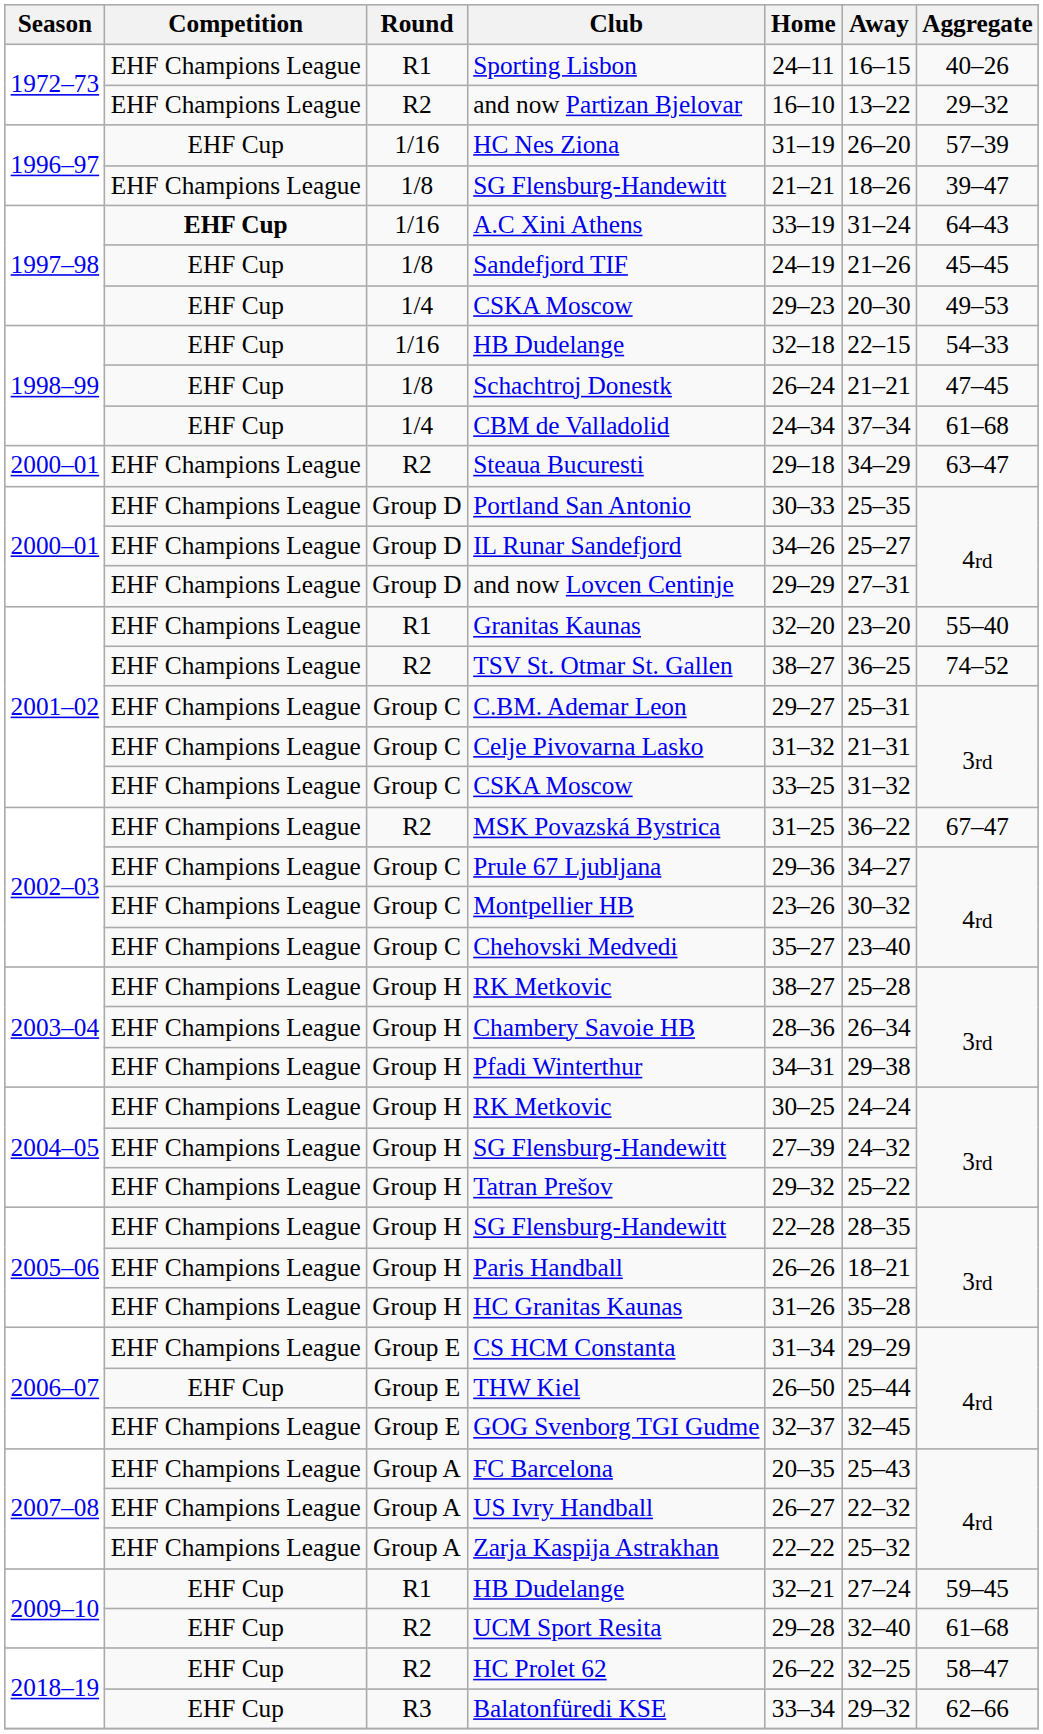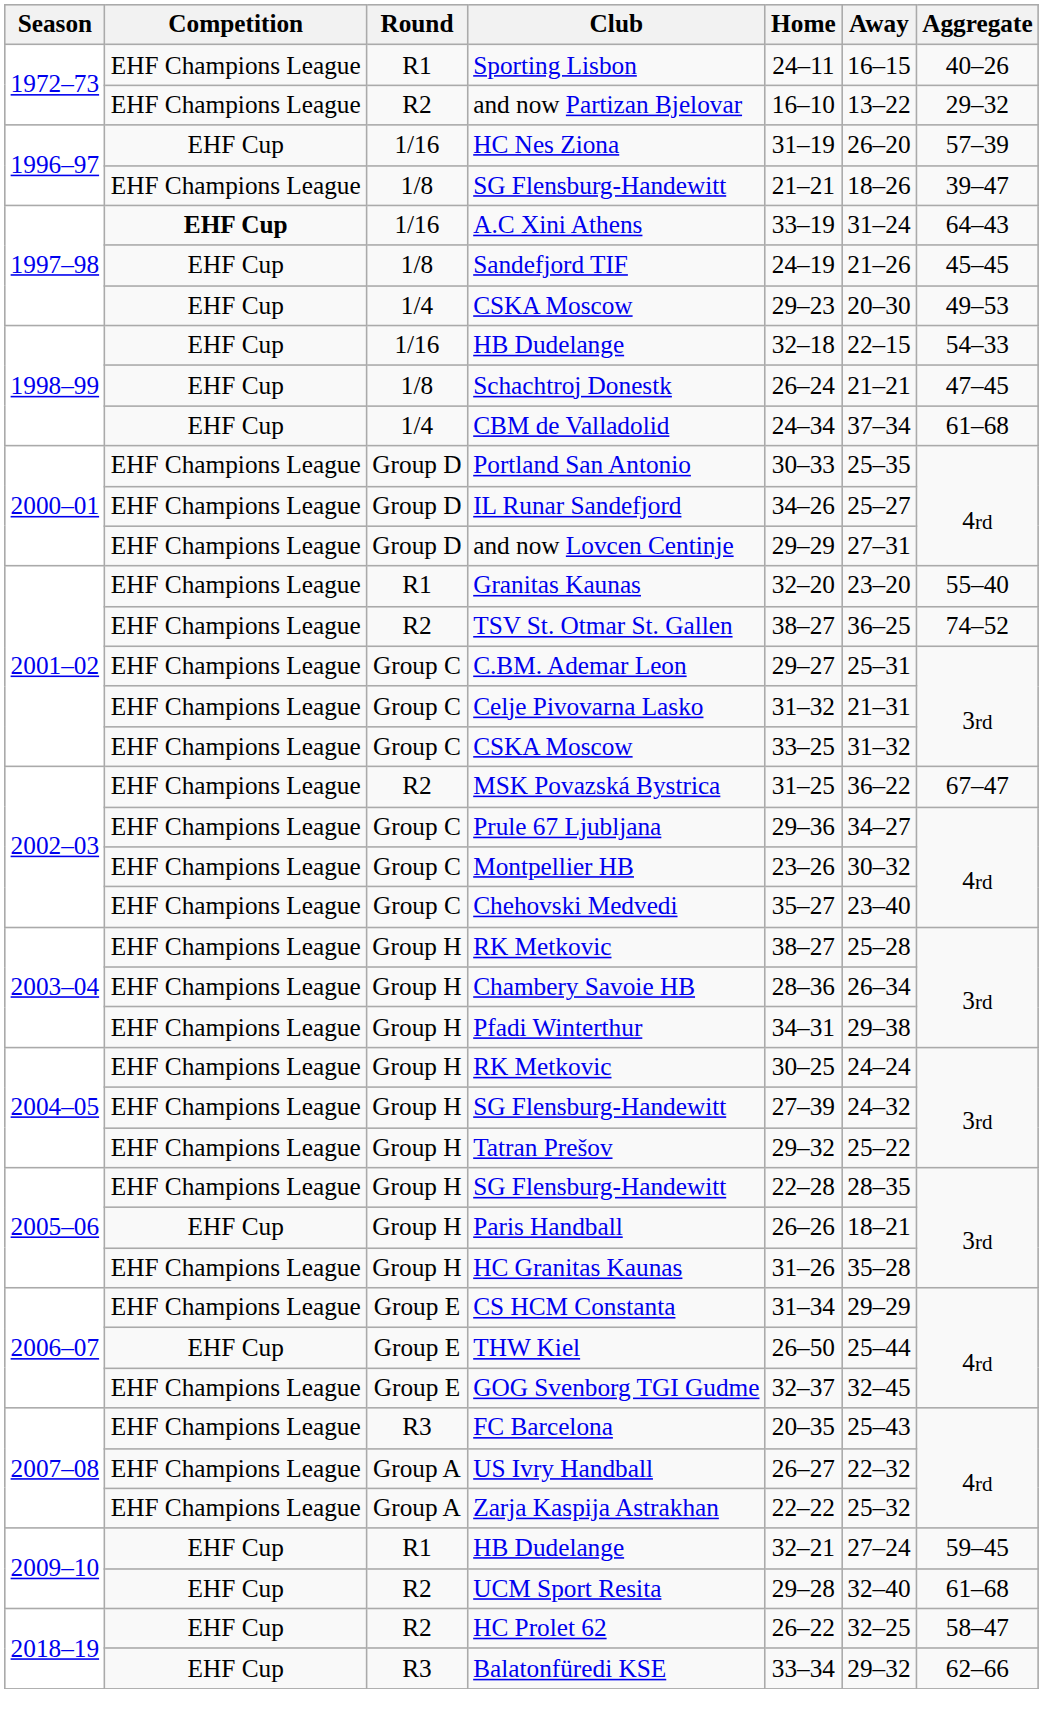- row: (55, 465)
(236, 1267) EHF Champions League -> (236, 1227) EHF Cup
(417, 1467) Group A -> (417, 1427) R3
